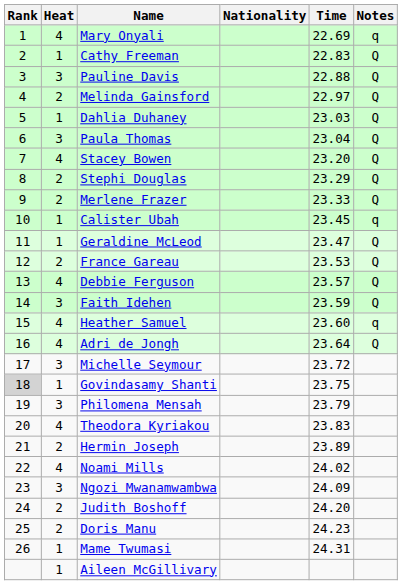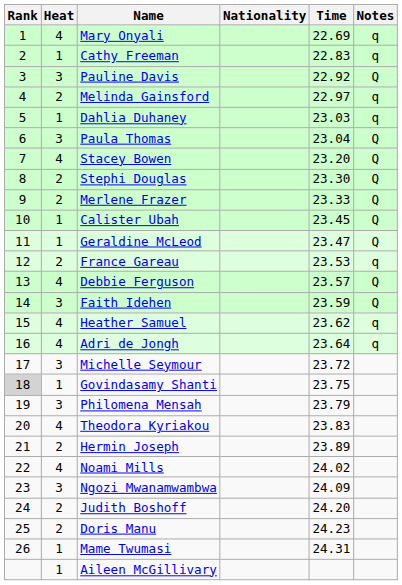(375, 56) Q -> (375, 56) q
(331, 76) 22.88 -> (331, 76) 22.92
(375, 97) Q -> (375, 97) q
(375, 118) Q -> (375, 118) q
(331, 179) 23.29 -> (331, 179) 23.30
(375, 220) q -> (375, 220) Q
(375, 261) Q -> (375, 261) q
(331, 323) 23.60 -> (331, 323) 23.62
(375, 344) Q -> (375, 344) q
